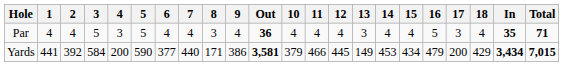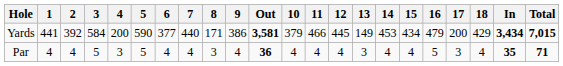rows swapped: (21, 52) <-> (21, 33)
